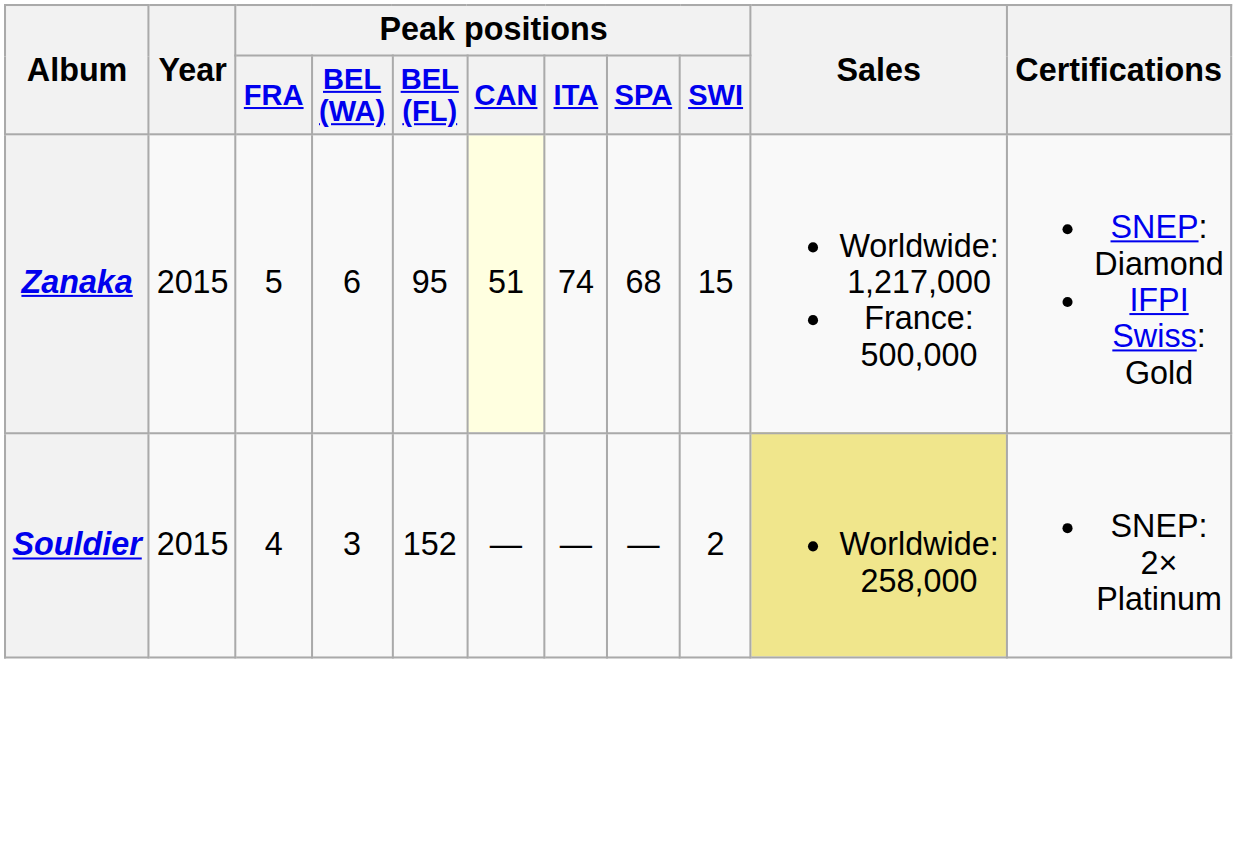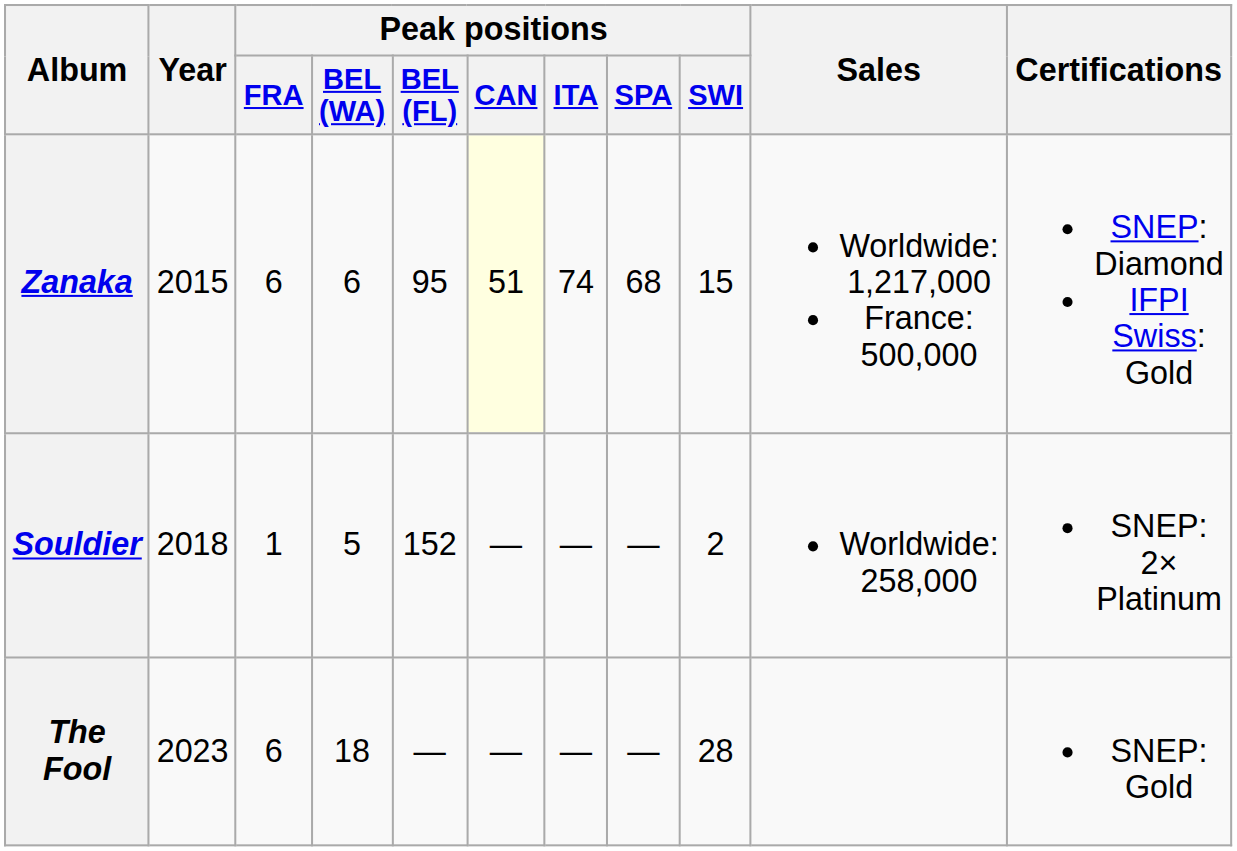(274, 282) 5 -> (274, 282) 6
(193, 544) 2015 -> (193, 544) 2018
(274, 544) 4 -> (274, 544) 1
(352, 544) 3 -> (352, 544) 5
(879, 563) khaki background -> (879, 563) no background
+ row: (77, 751)
